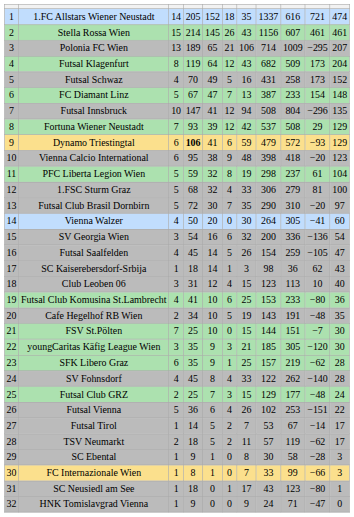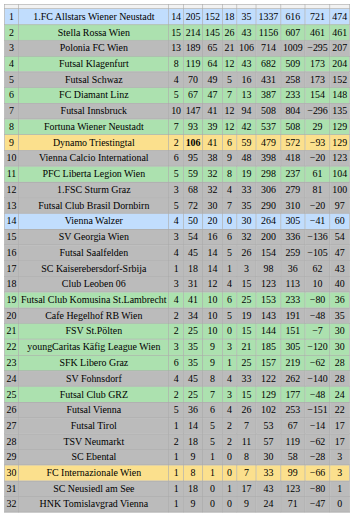(176, 142) 6 -> (176, 142) 2
(176, 189) 5 -> (176, 189) 3
(176, 331) 7 -> (176, 331) 2
